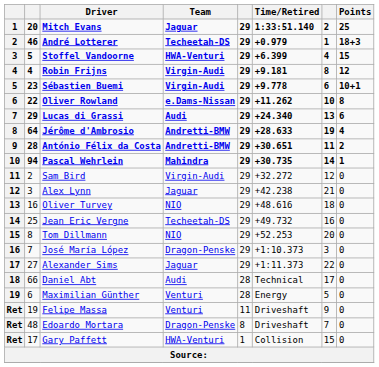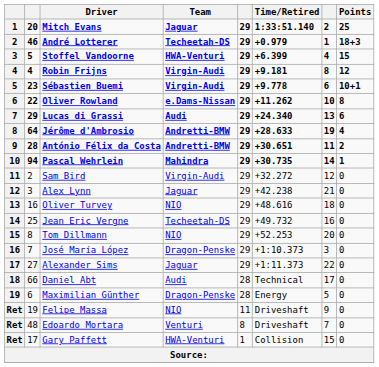(184, 295) Venturi -> (200, 295) Dragon-Penske
(184, 310) Venturi -> (173, 310) NIO
(200, 325) Dragon-Penske -> (184, 325) Venturi
